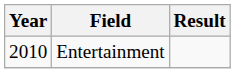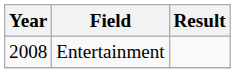(28, 52) 2010 -> (28, 52) 2008
